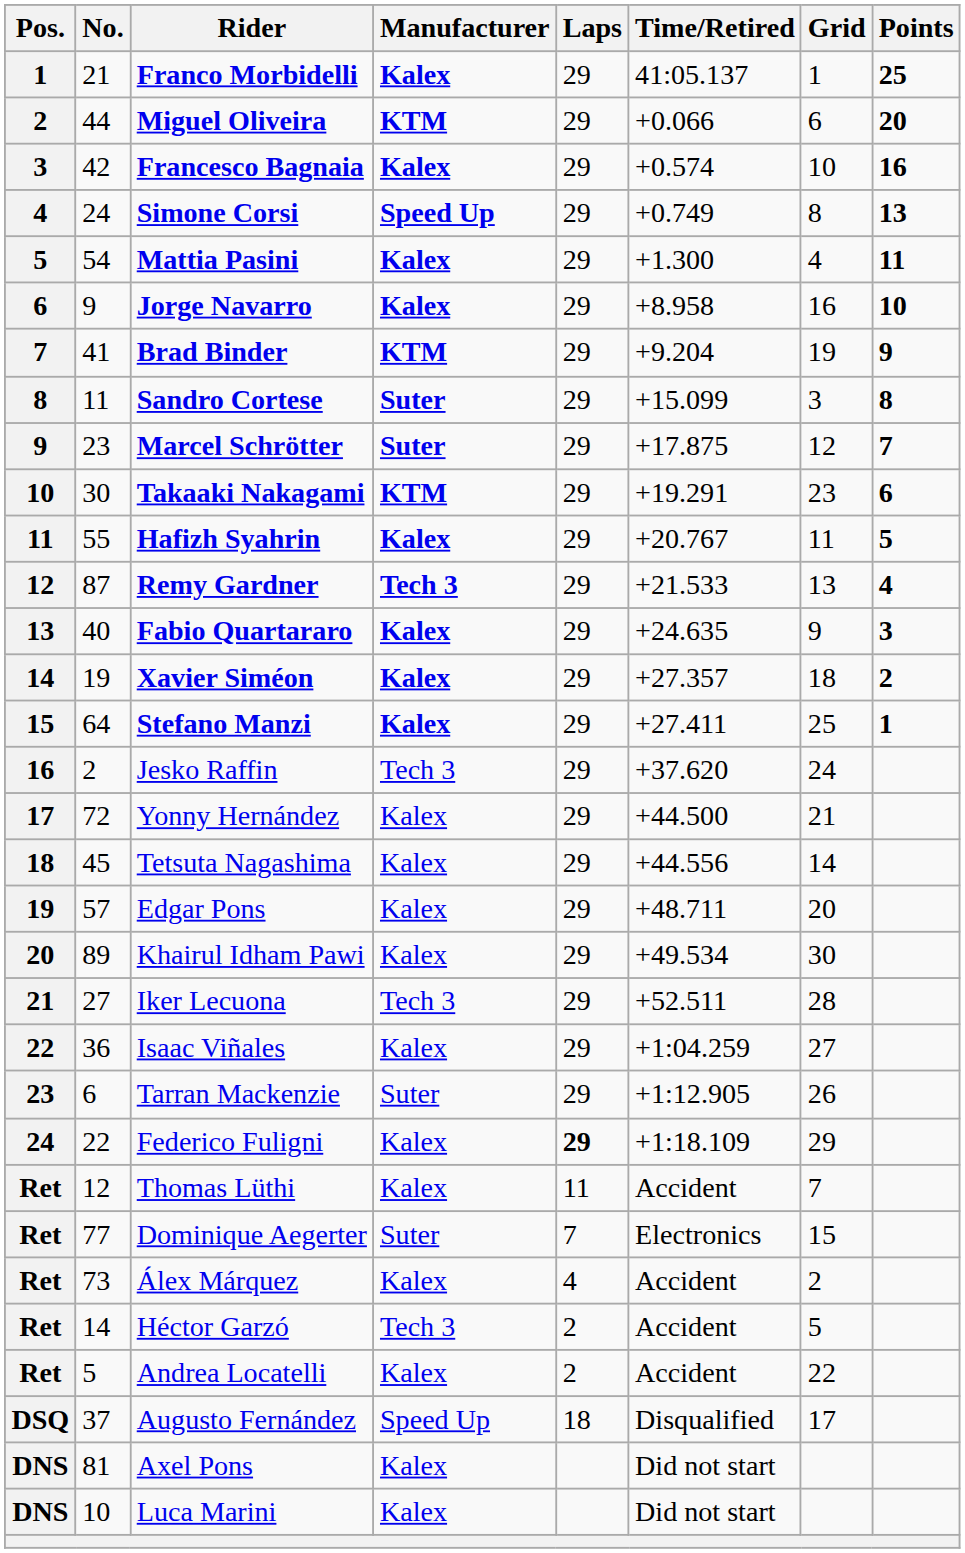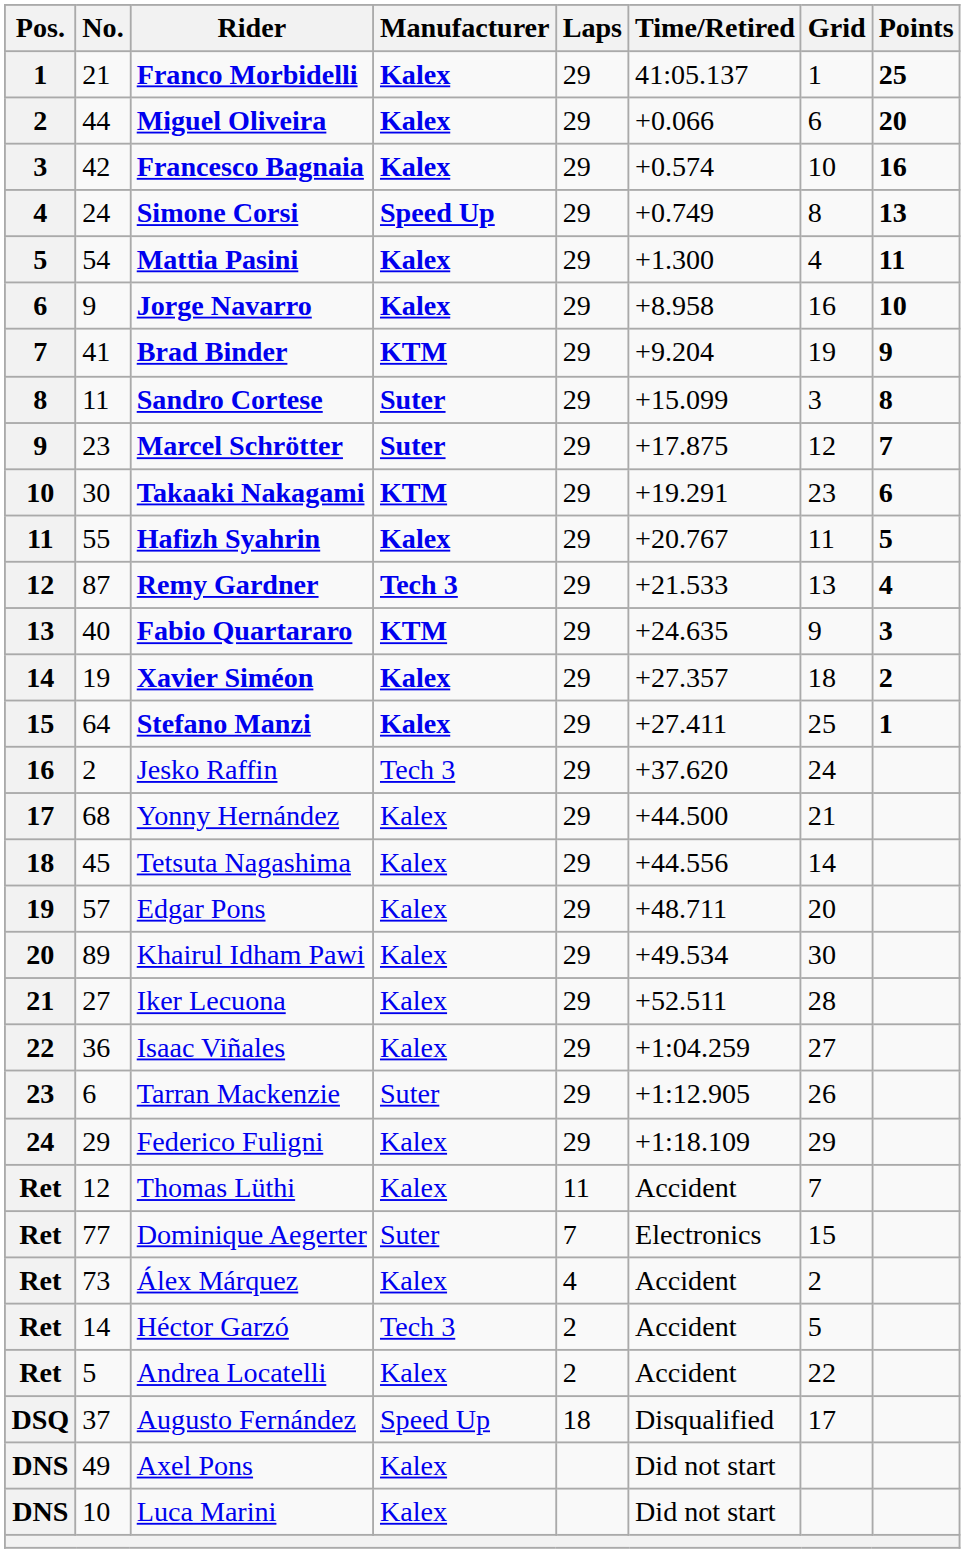(414, 120) KTM -> (415, 120) Kalex
(415, 630) Kalex -> (414, 630) KTM
(96, 816) 72 -> (96, 816) 68
(418, 1001) Tech 3 -> (414, 1001) Kalex
(96, 1140) 22 -> (96, 1140) 29
(577, 1140) bold -> (577, 1140) normal
(96, 1465) 81 -> (96, 1465) 49
